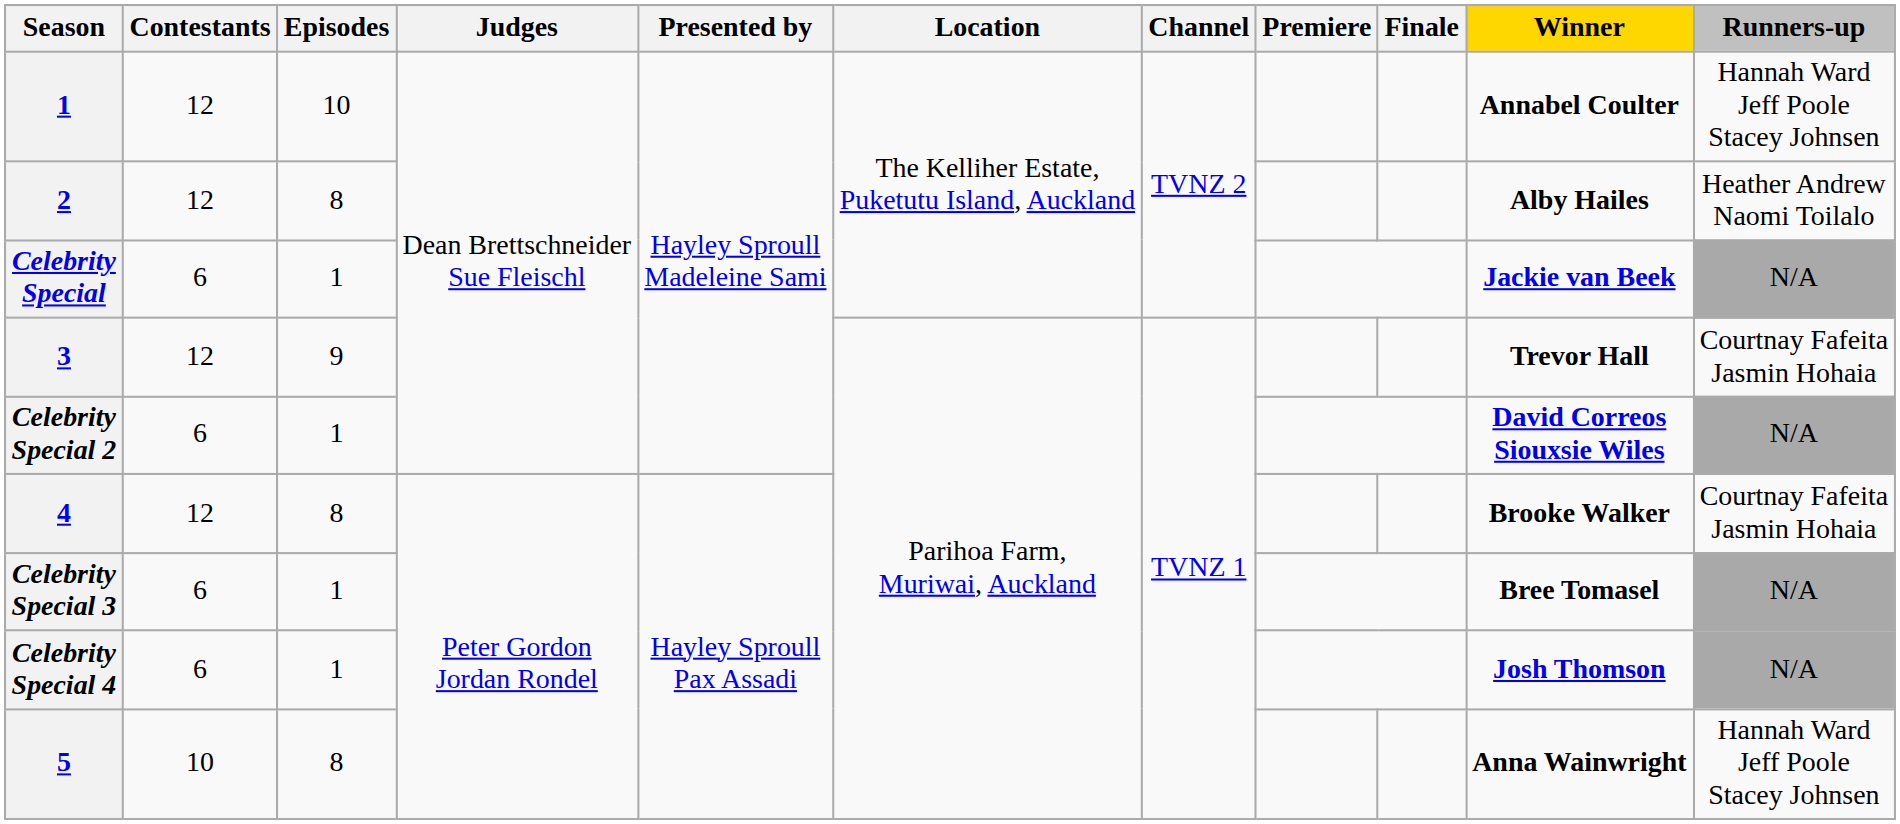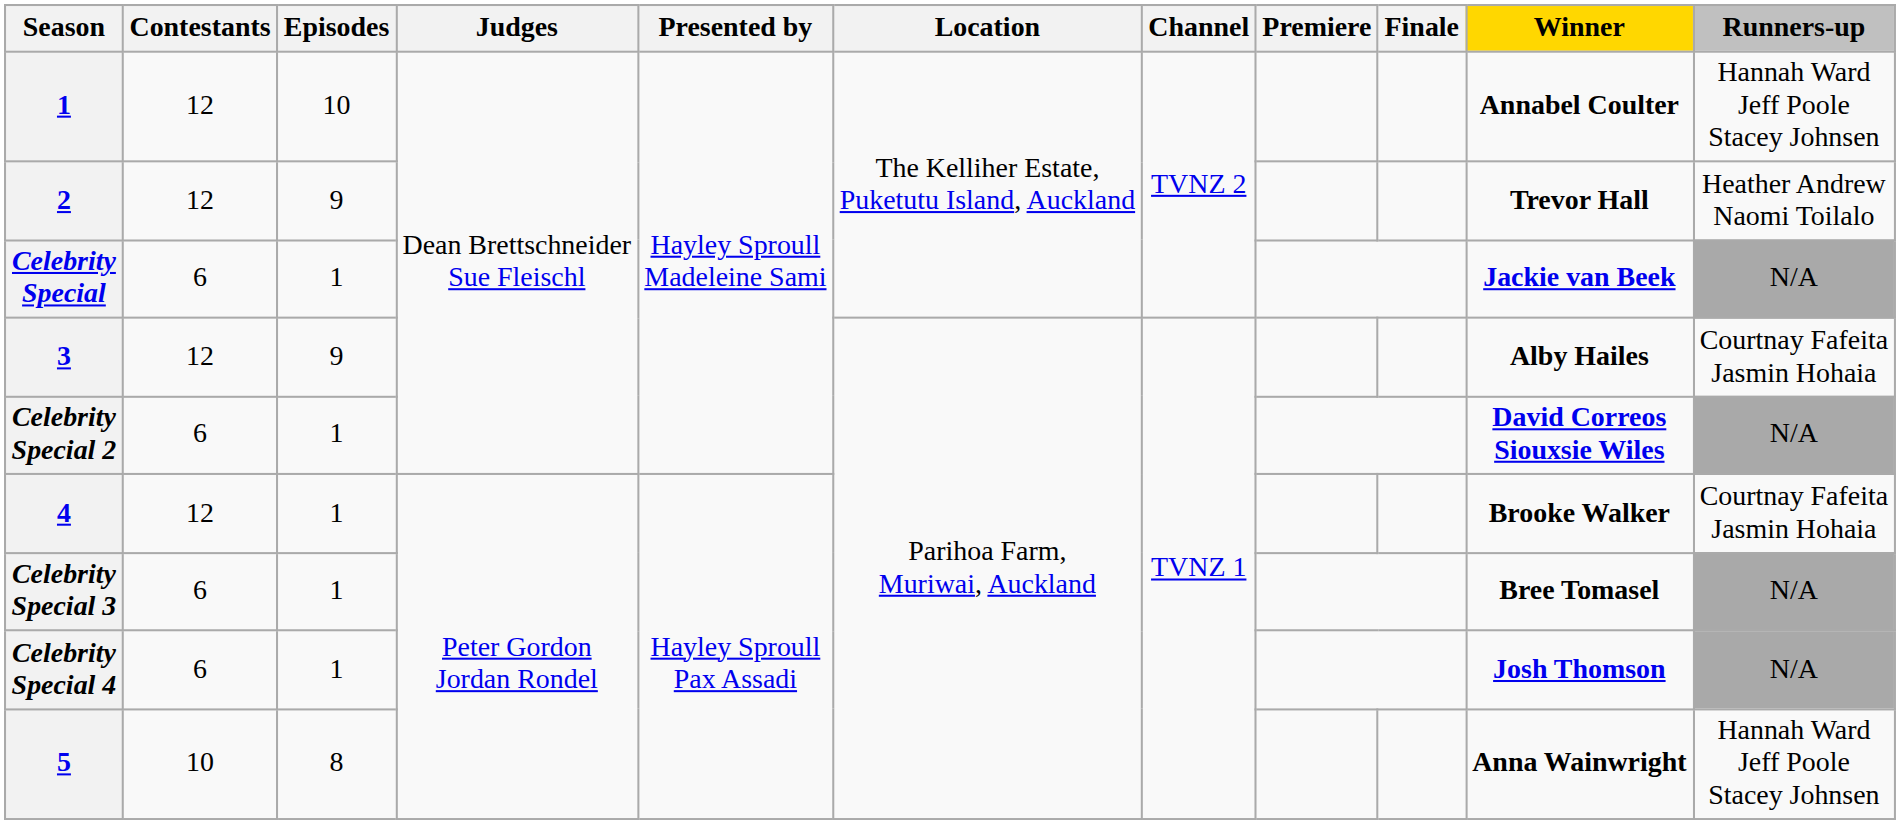(337, 199) 8 -> (337, 199) 9
(1579, 199) Alby Hailes -> (1579, 199) Trevor Hall
(1579, 355) Trevor Hall -> (1579, 355) Alby Hailes
(337, 512) 8 -> (337, 512) 1
